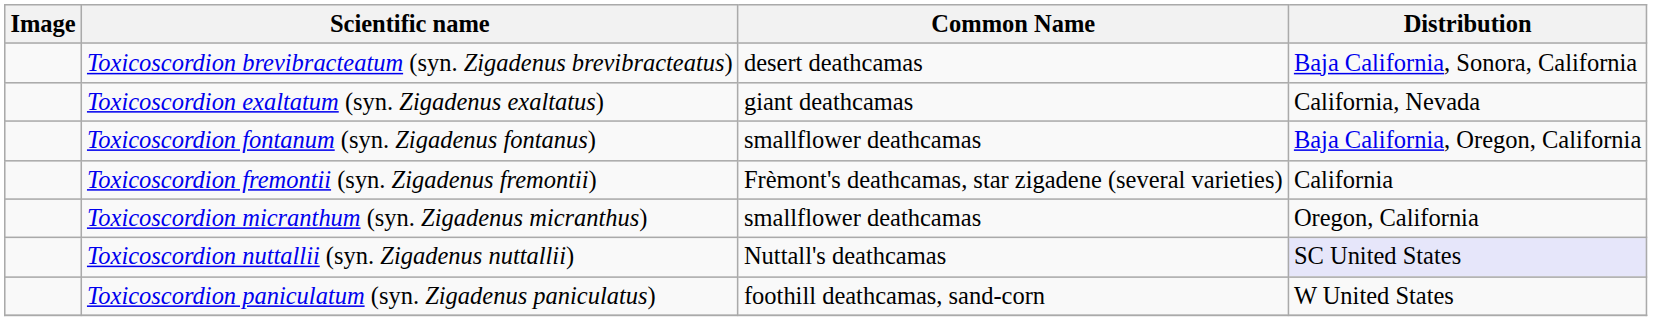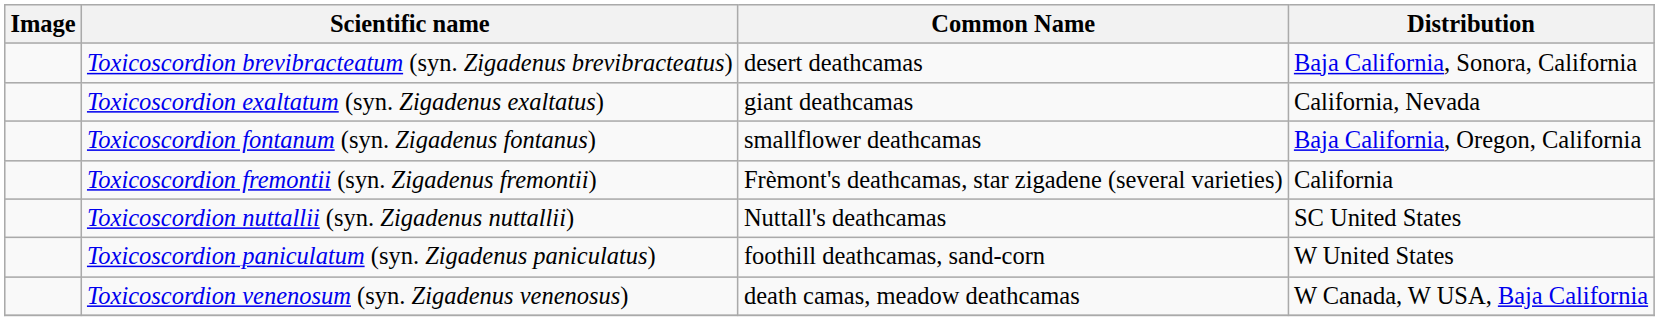- row: (367, 218)
(1378, 256) lavender background -> (1378, 218) no background
+ row: (358, 295)
